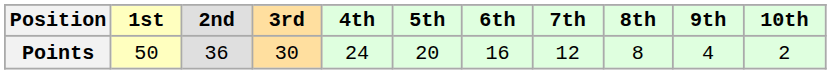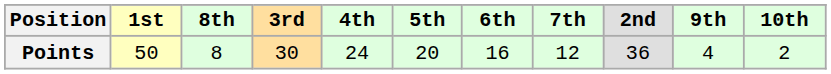columns swapped: (217, 21) <-> (638, 21)
